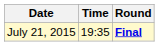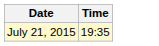- column: (133, 13)
